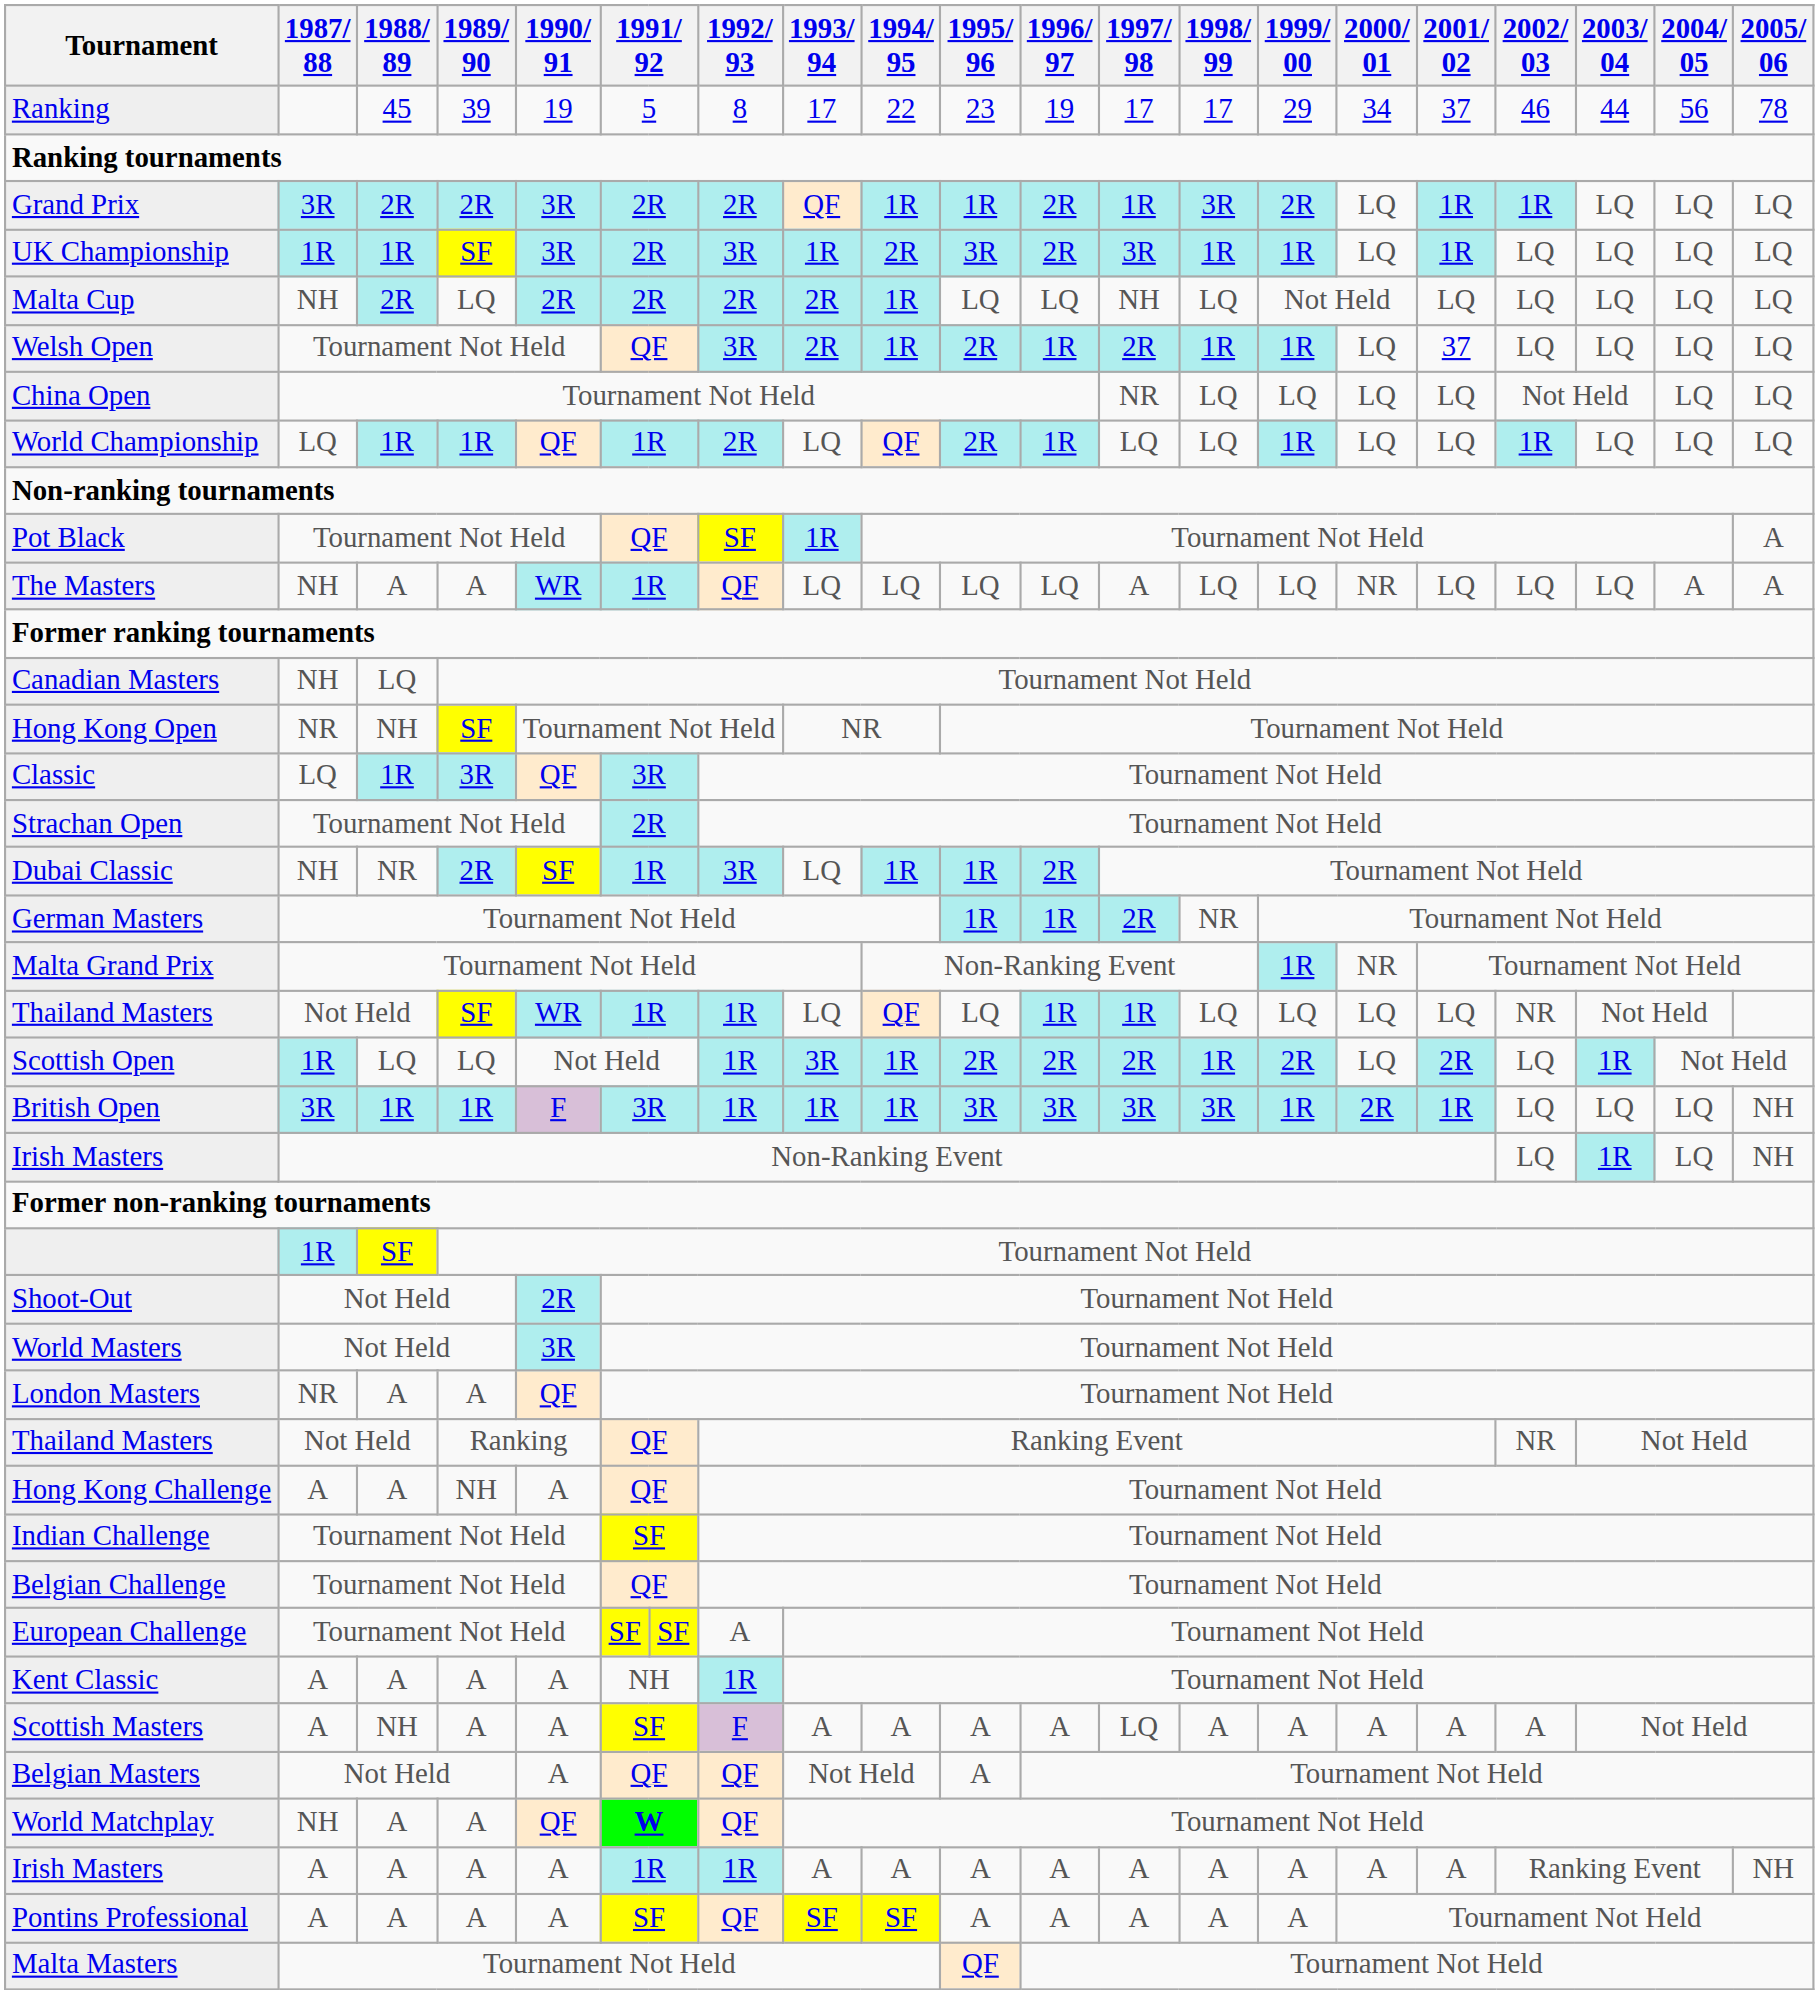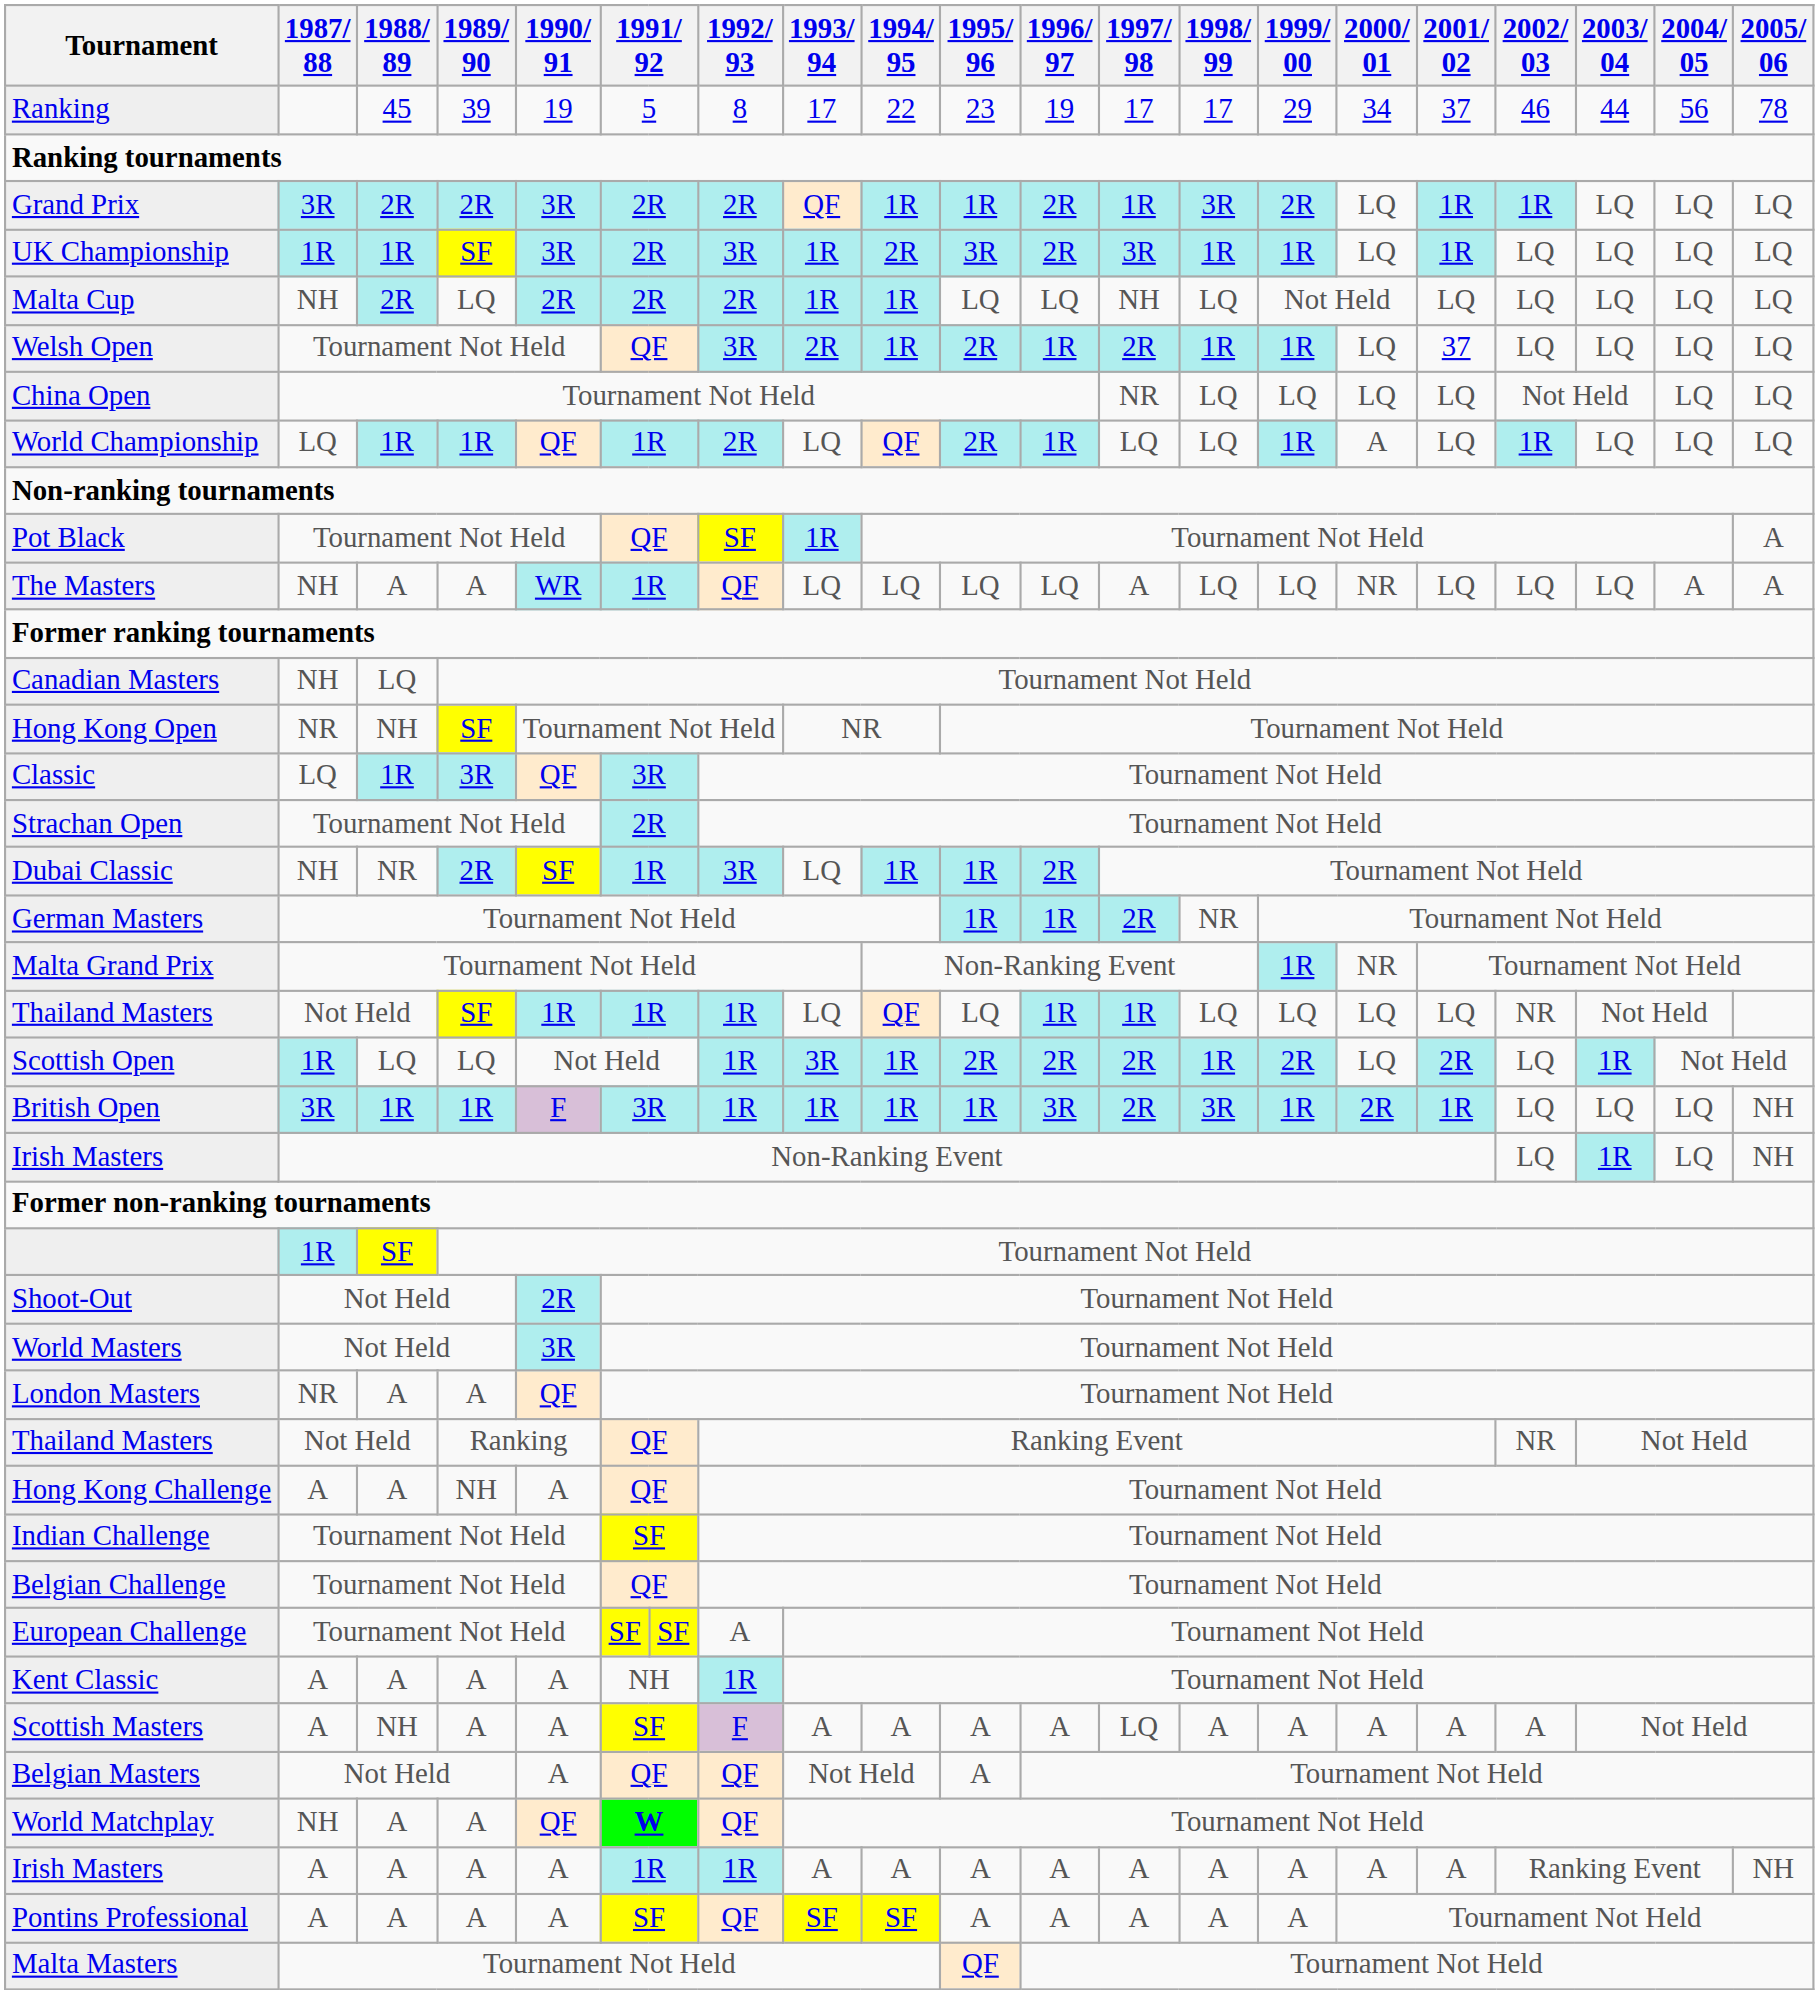(822, 299) 2R -> (822, 299) 1R
(1377, 442) LQ -> (1377, 442) A
(558, 1013) WR -> (558, 1013) 1R
(980, 1108) 3R -> (980, 1108) 1R
(1139, 1108) 3R -> (1139, 1108) 2R
